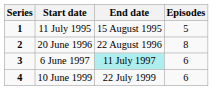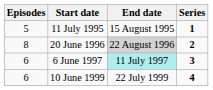columns swapped: (20, 12) <-> (186, 12)
(129, 45) no background -> (142, 45) lightgrey background
